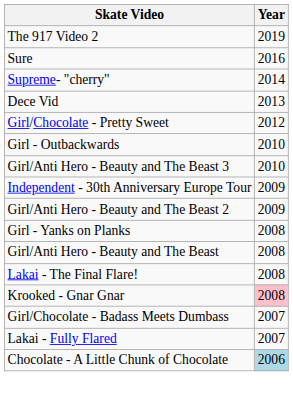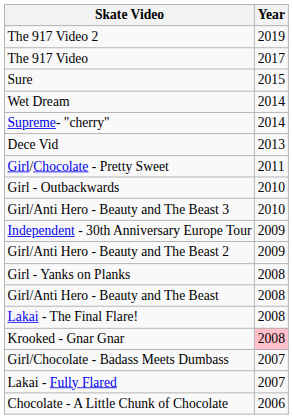+ row: (48, 58)
(271, 58) 2016 -> (271, 79) 2015
+ row: (39, 101)
(271, 123) 2012 -> (271, 166) 2011
(271, 360) lightblue background -> (271, 403) no background
